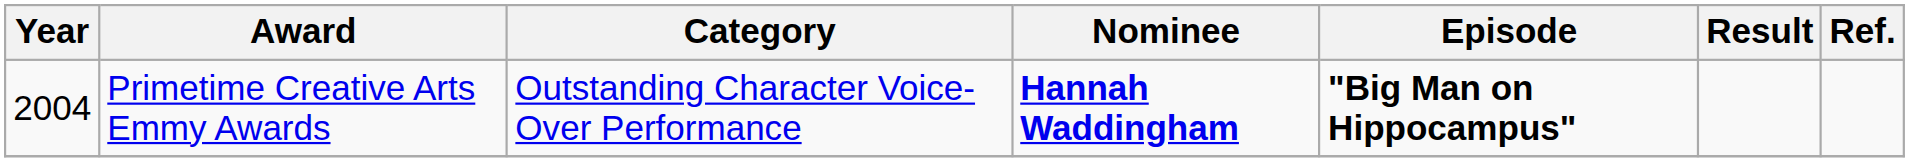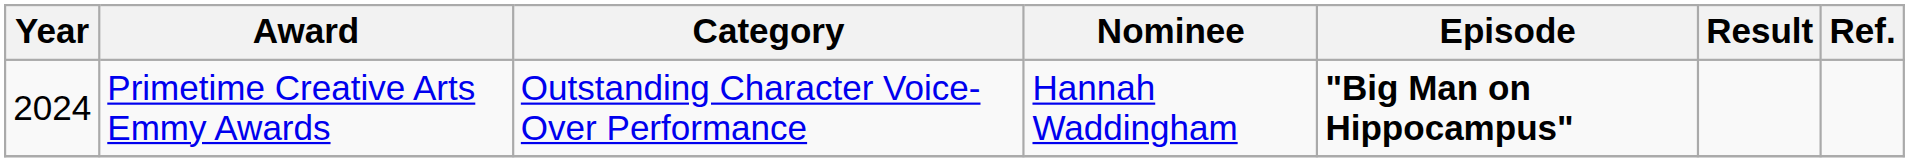(52, 107) 2004 -> (52, 107) 2024
(1130, 107) bold -> (1135, 107) normal
